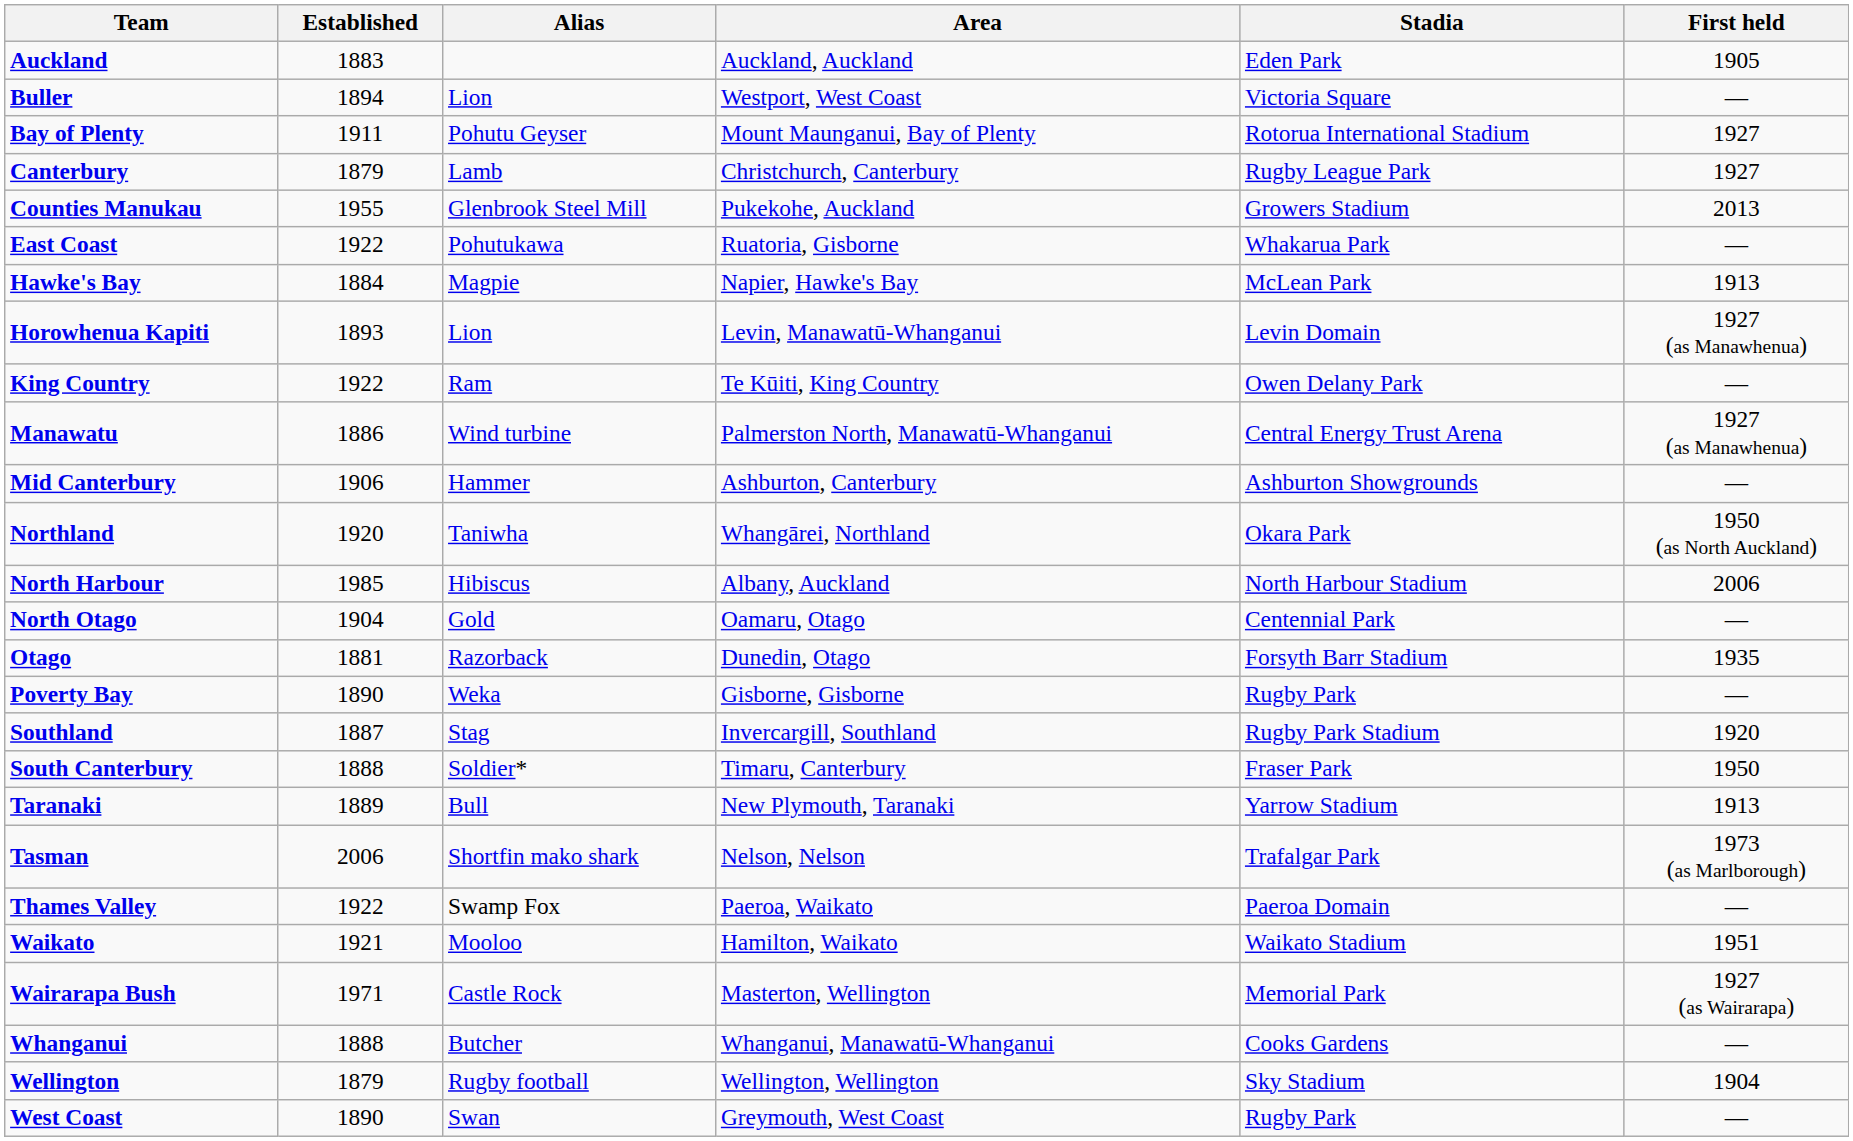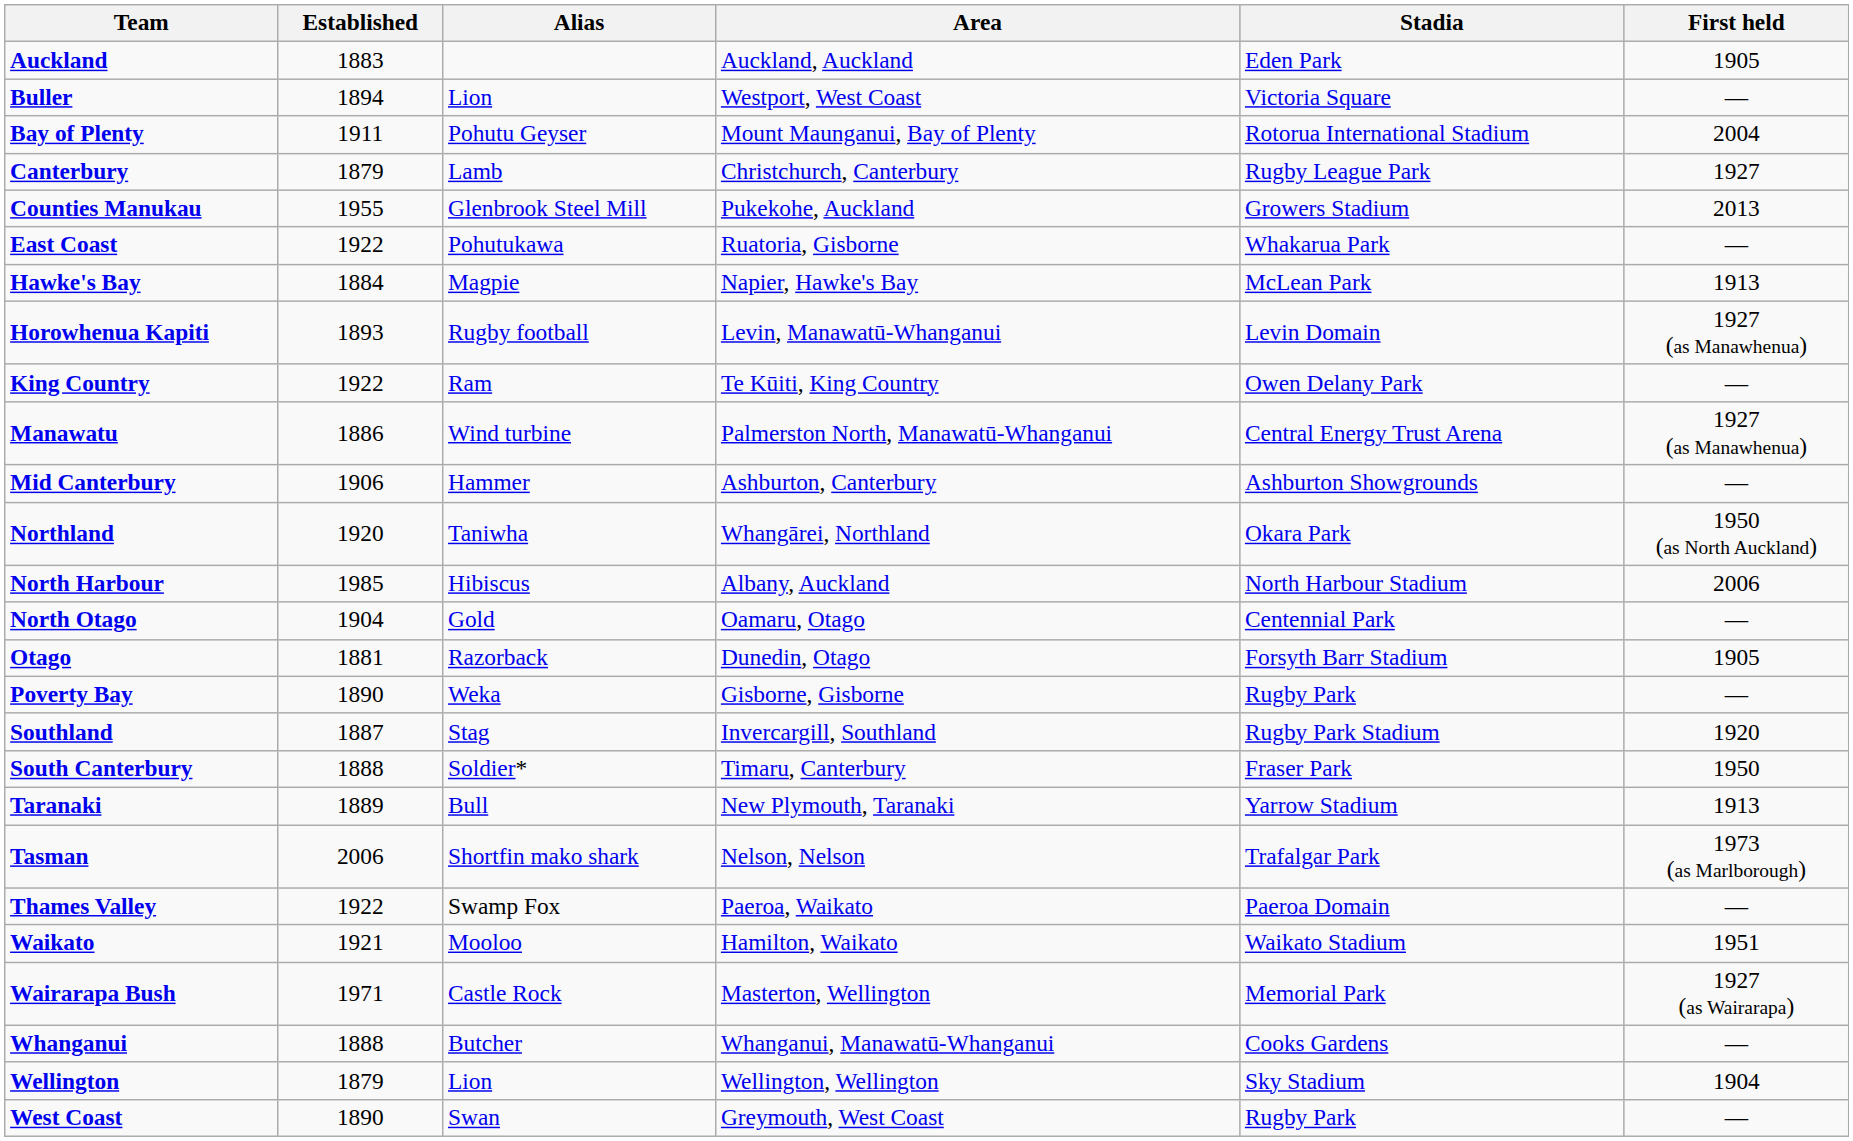(1736, 134) 1927 -> (1736, 134) 2004
(470, 332) Lion -> (518, 332) Rugby football
(1736, 657) 1935 -> (1736, 657) 1905
(518, 1080) Rugby football -> (470, 1080) Lion
